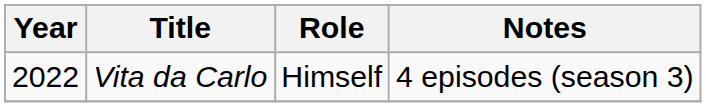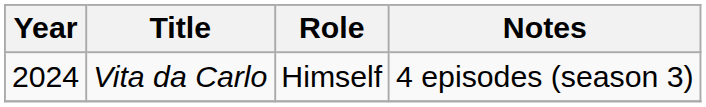(46, 76) 2022 -> (46, 76) 2024
